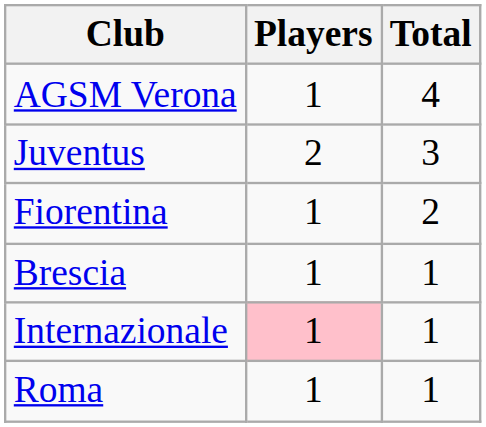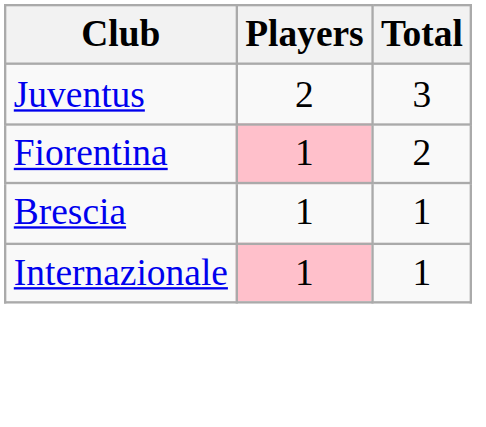- row: (125, 93)
(313, 212) no background -> (304, 152) pink background
- row: (59, 390)
